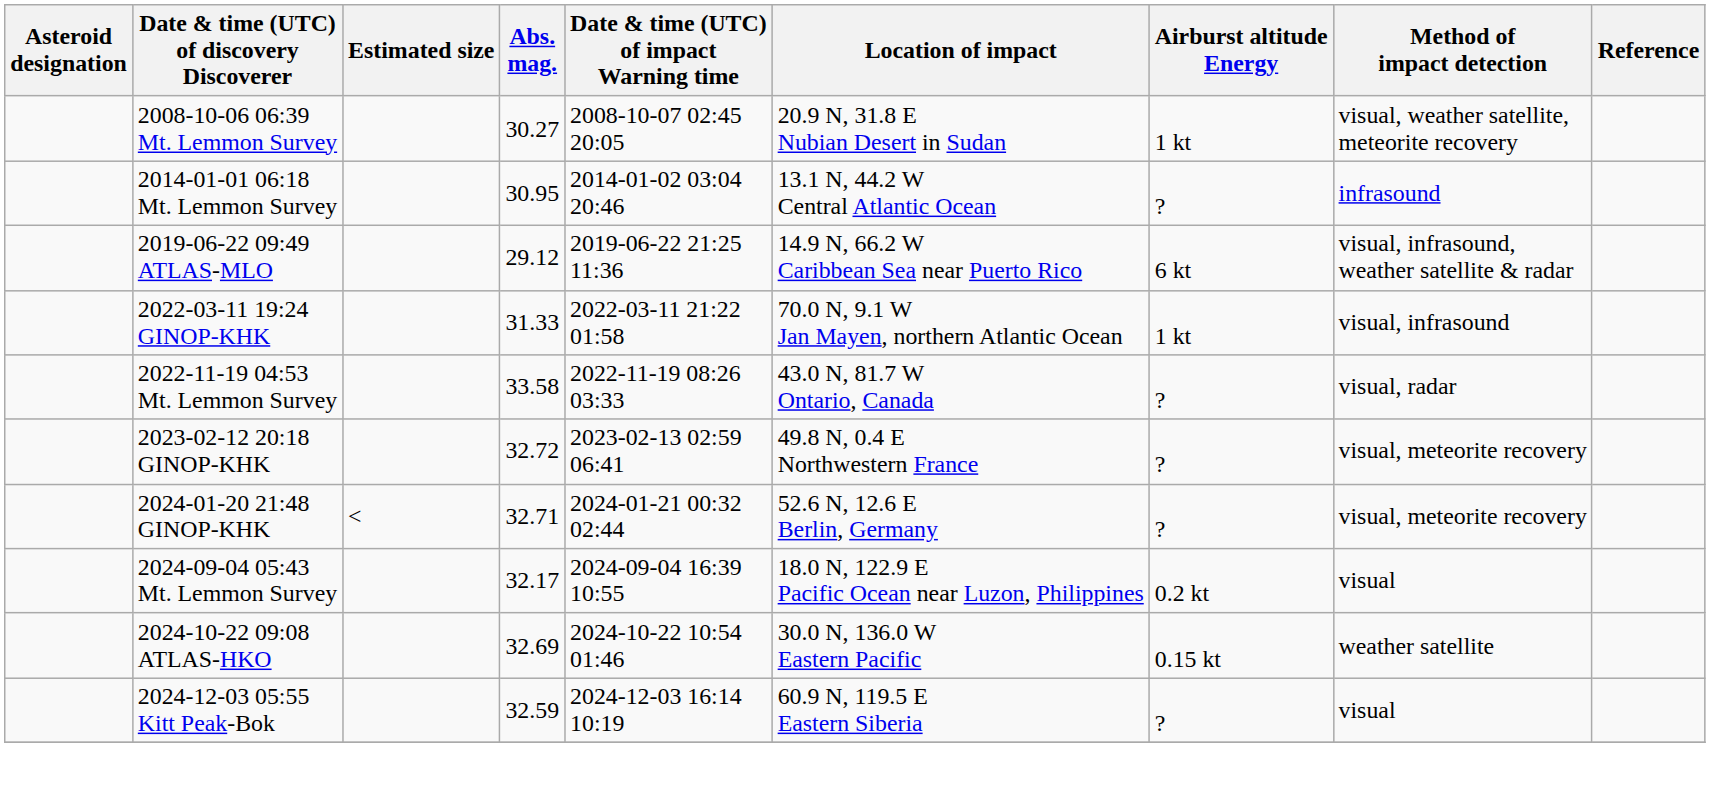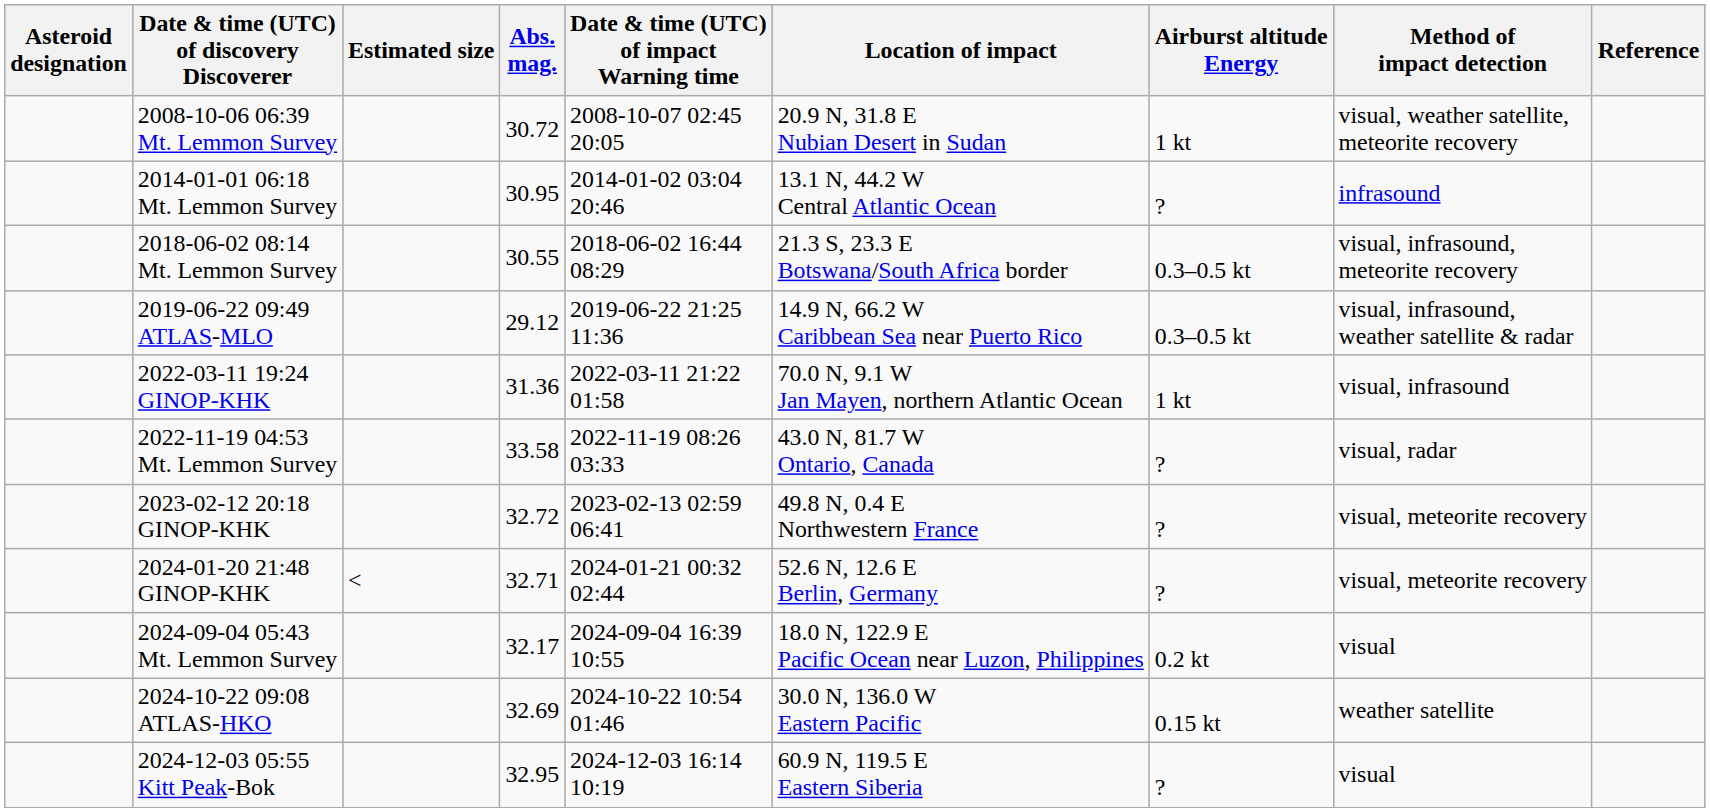(532, 128) 30.27 -> (532, 128) 30.72
+ row: (237, 257)
(1173, 270) 6 kt -> (1203, 335) 0.3–0.5 kt
(532, 322) 31.33 -> (532, 386) 31.36
(532, 709) 32.59 -> (532, 774) 32.95
